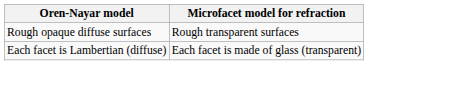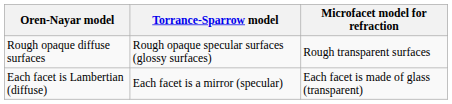+ column: (215, 20)
